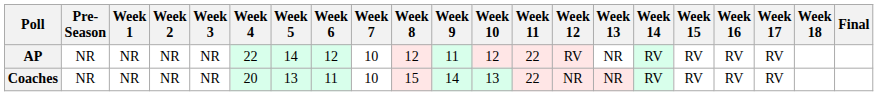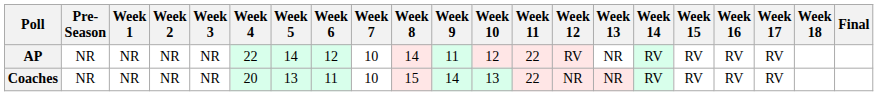(412, 56) 12 -> (412, 56) 14
